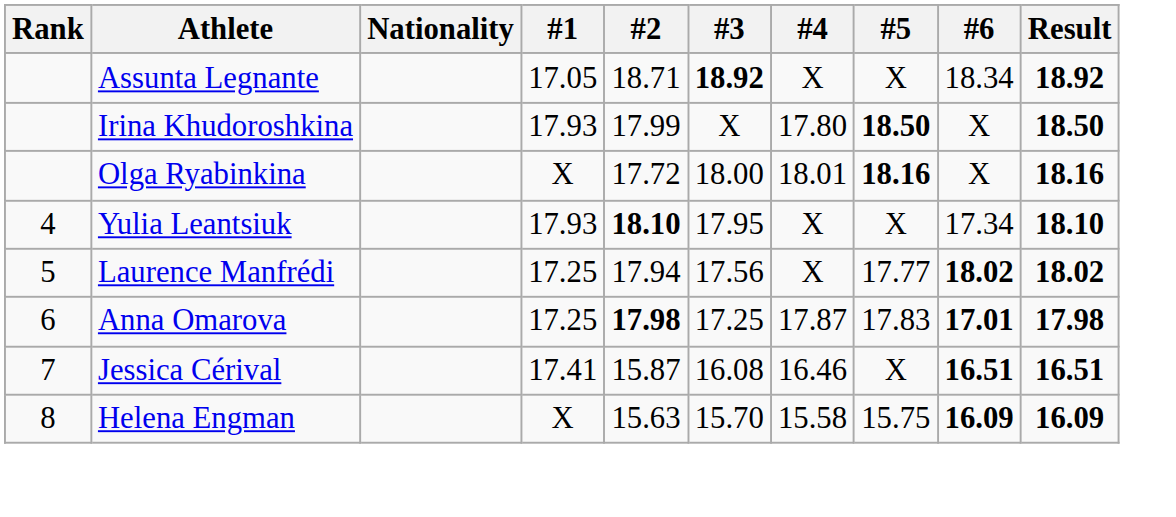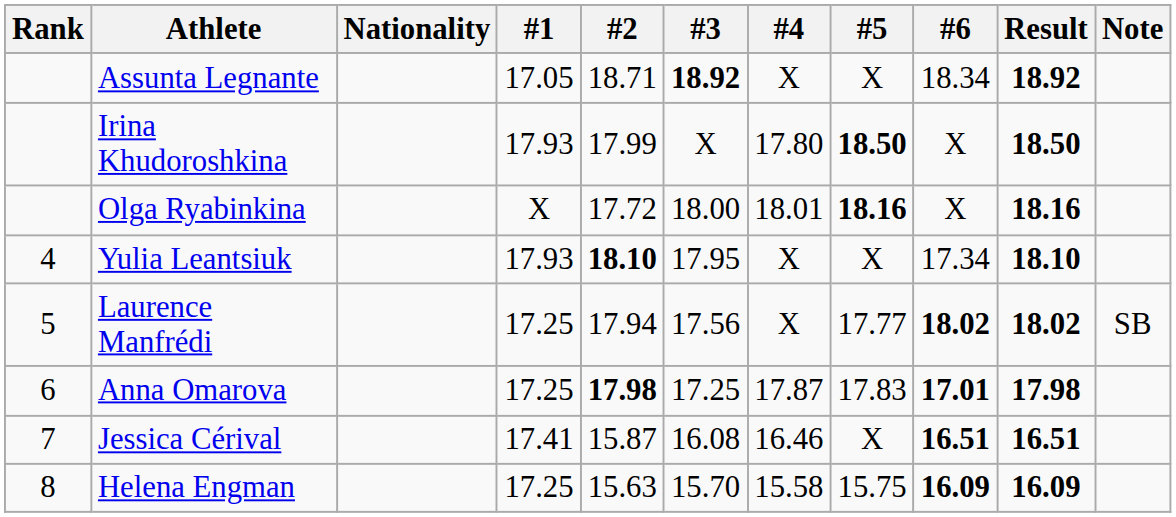+ column: (1133, 28)
(563, 418) X -> (539, 487) 17.25
